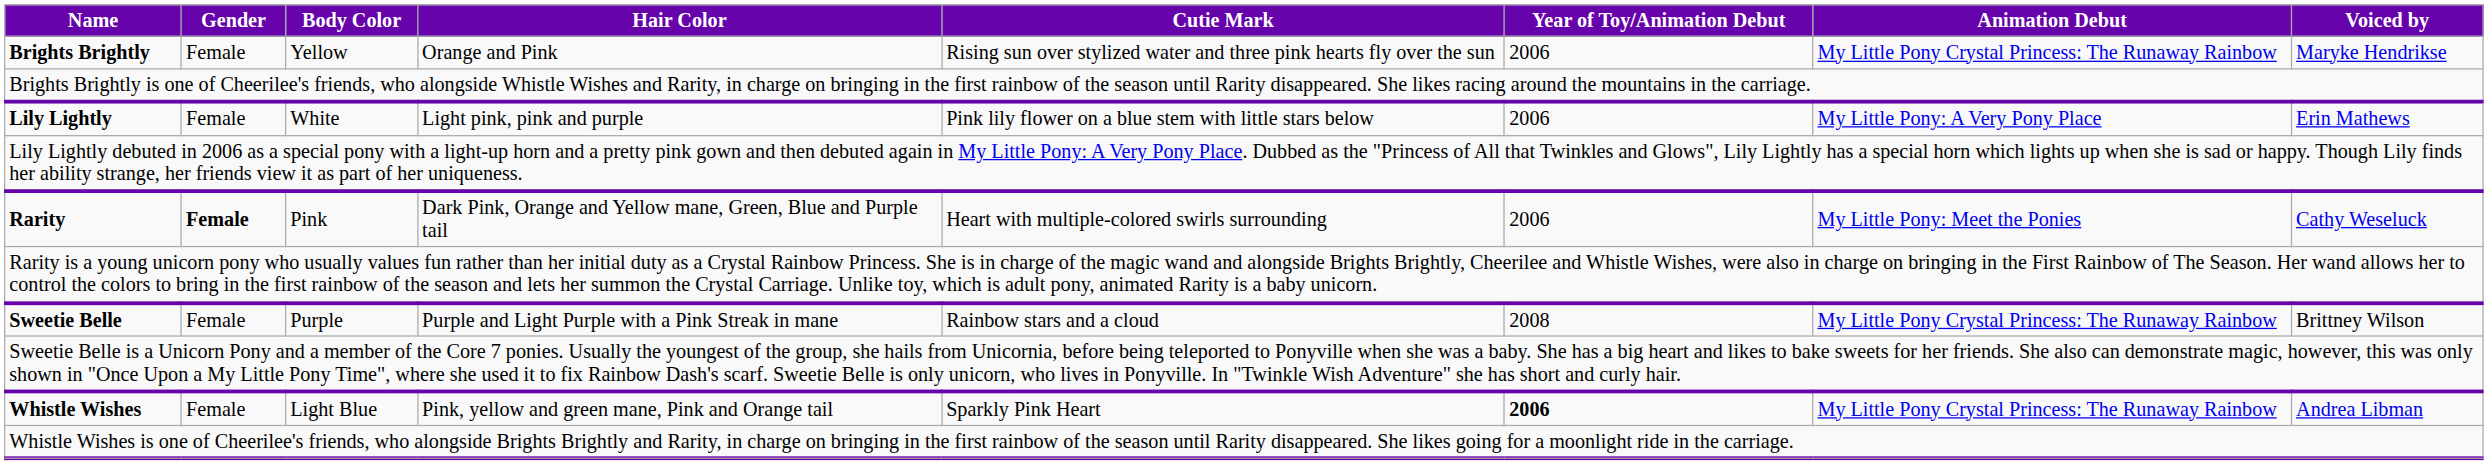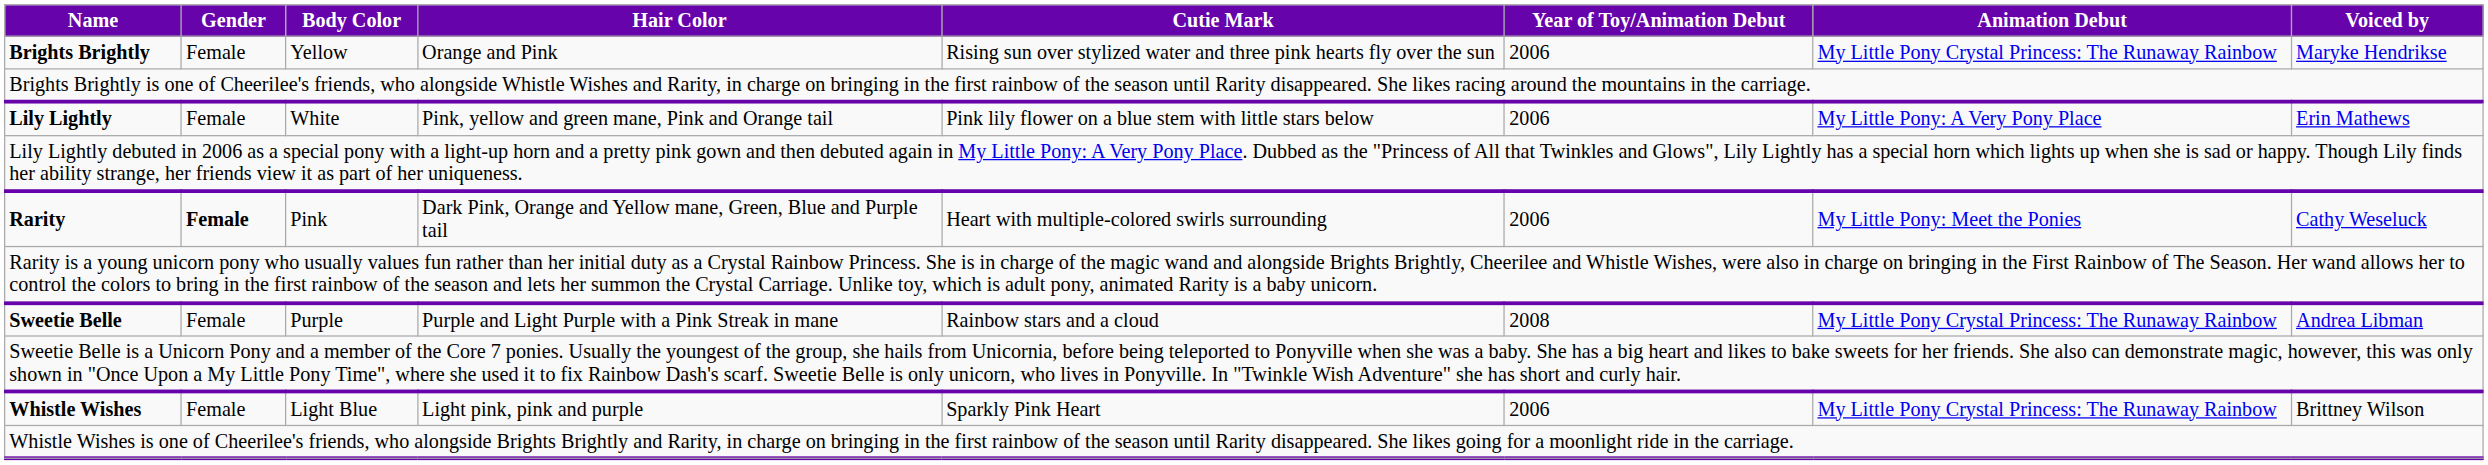(533, 118) Light pink, pink and purple -> (628, 118) Pink, yellow and green mane, Pink and Orange tail
(2360, 319) Brittney Wilson -> (2360, 319) Andrea Libman
(628, 409) Pink, yellow and green mane, Pink and Orange tail -> (533, 409) Light pink, pink and purple
(1529, 409) bold -> (1529, 409) normal
(2360, 409) Andrea Libman -> (2360, 409) Brittney Wilson
